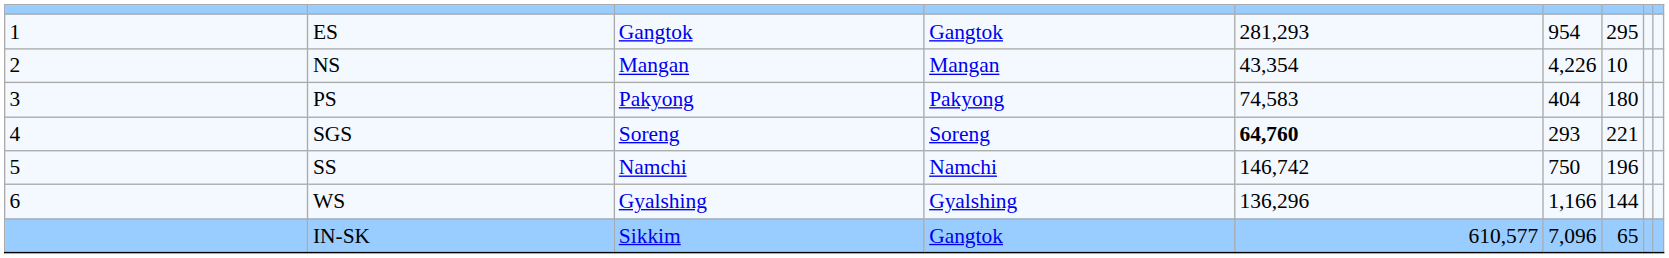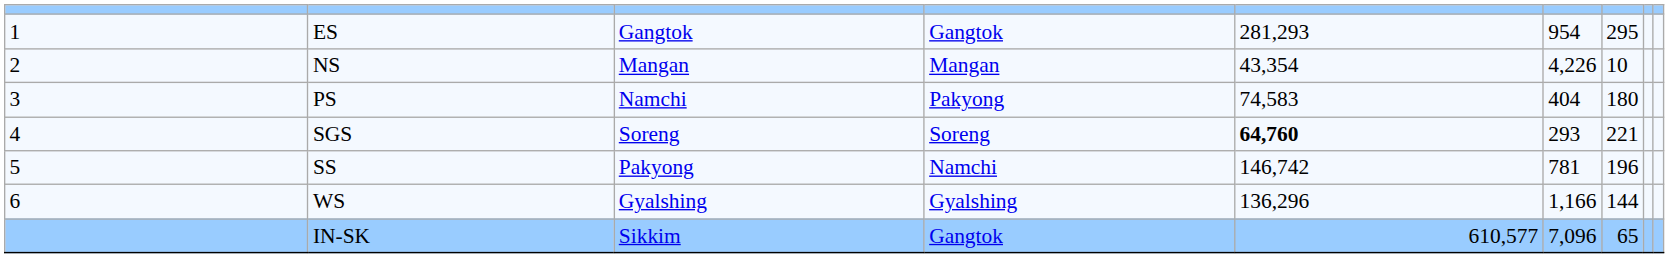(656, 99) Pakyong -> (653, 99) Namchi
(653, 167) Namchi -> (656, 167) Pakyong
(1564, 167) 750 -> (1564, 167) 781
